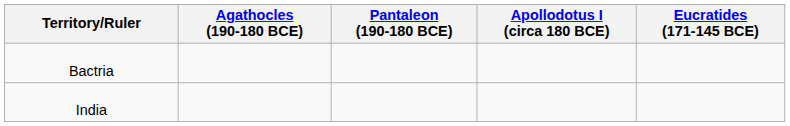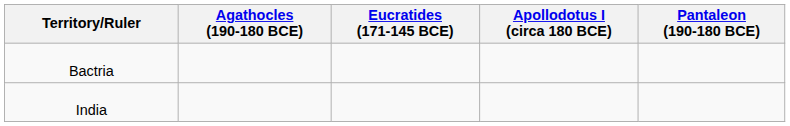columns swapped: (404, 24) <-> (710, 24)
